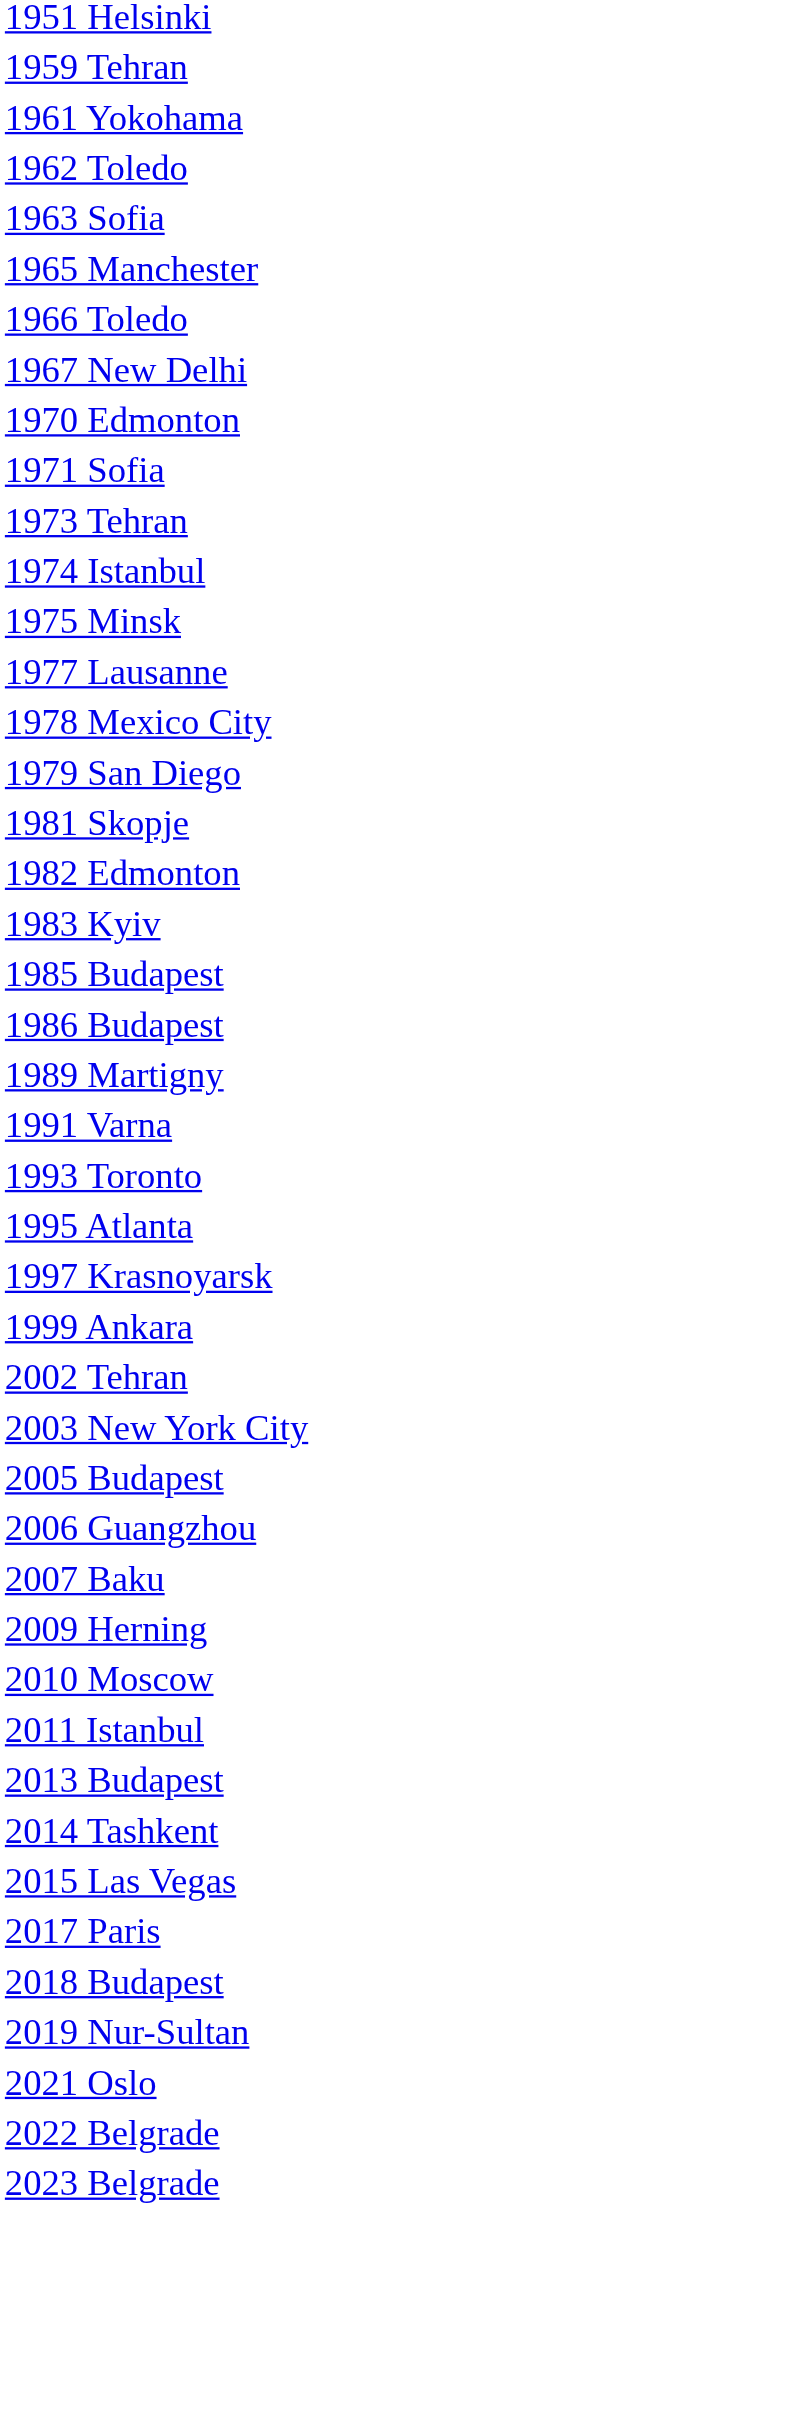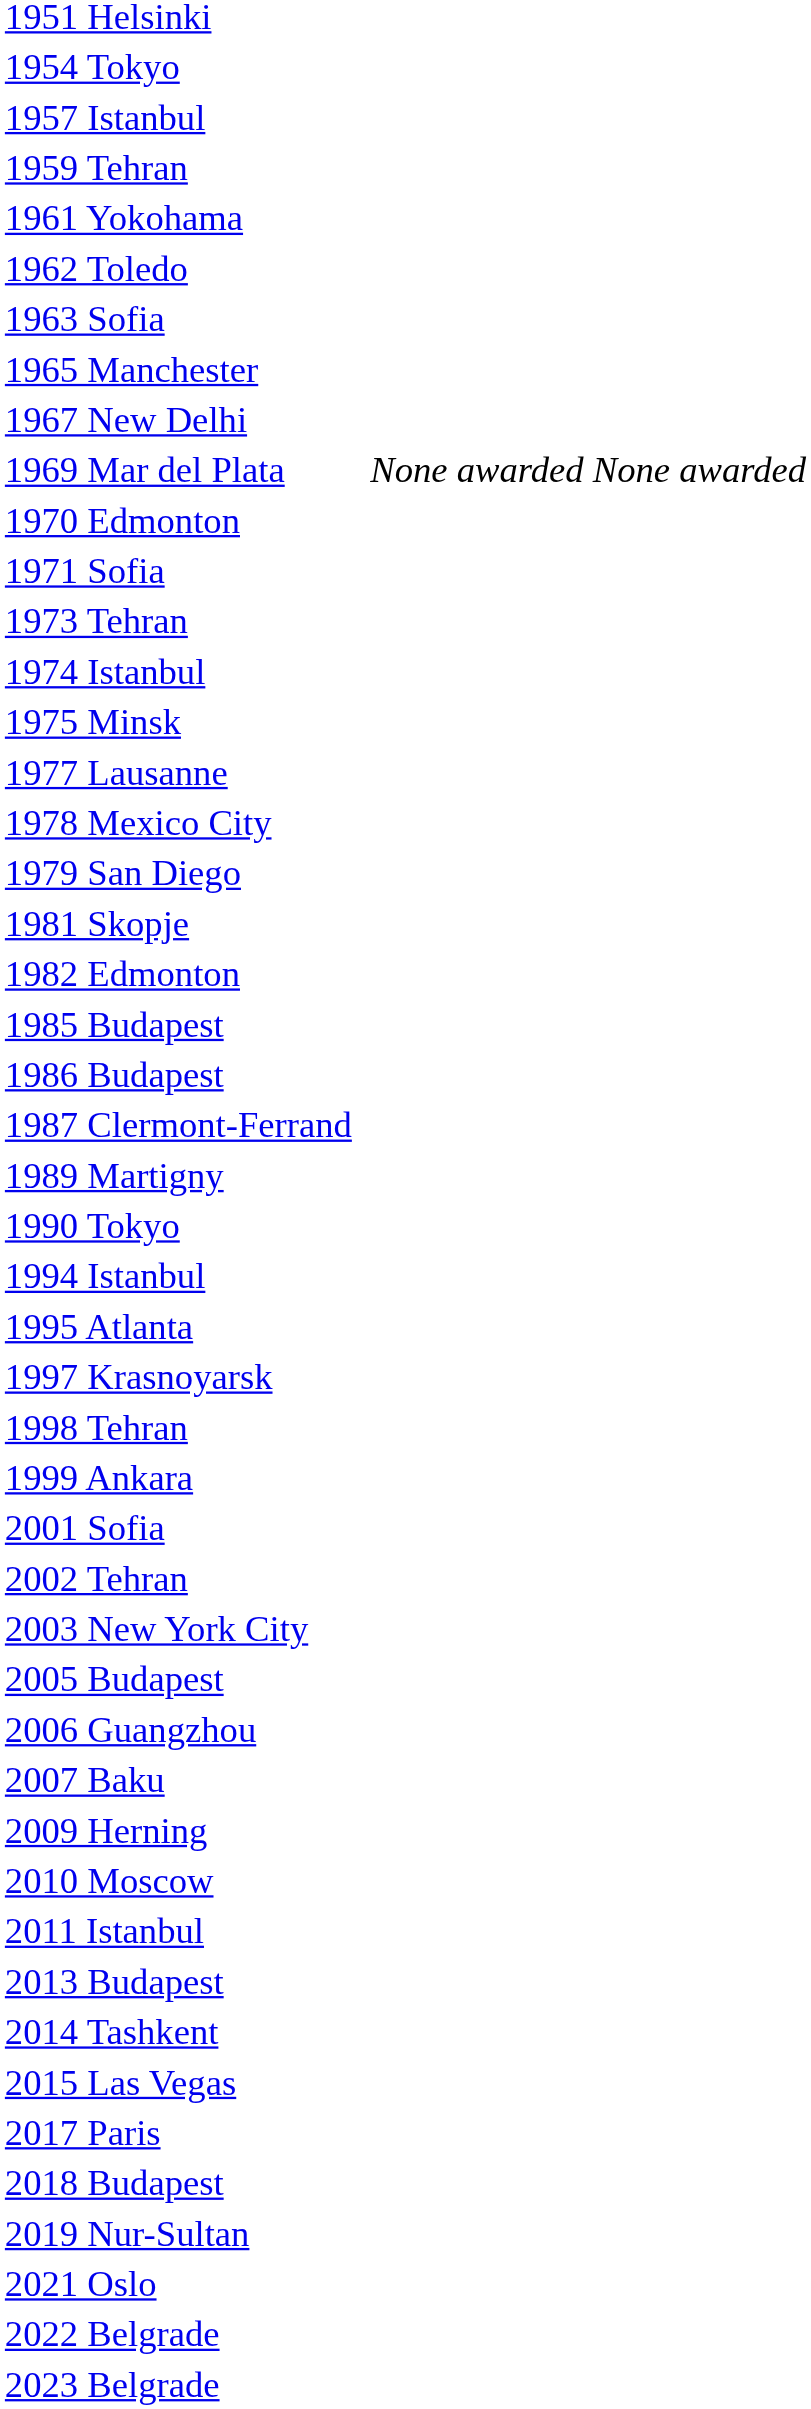+ row: (92, 67)
+ row: (105, 117)
- row: (96, 319)
+ row: (145, 470)
- row: (83, 923)
+ row: (178, 1125)
+ row: (92, 1225)
- row: (88, 1125)
- row: (104, 1175)
+ row: (105, 1276)
+ row: (96, 1427)
+ row: (85, 1528)
